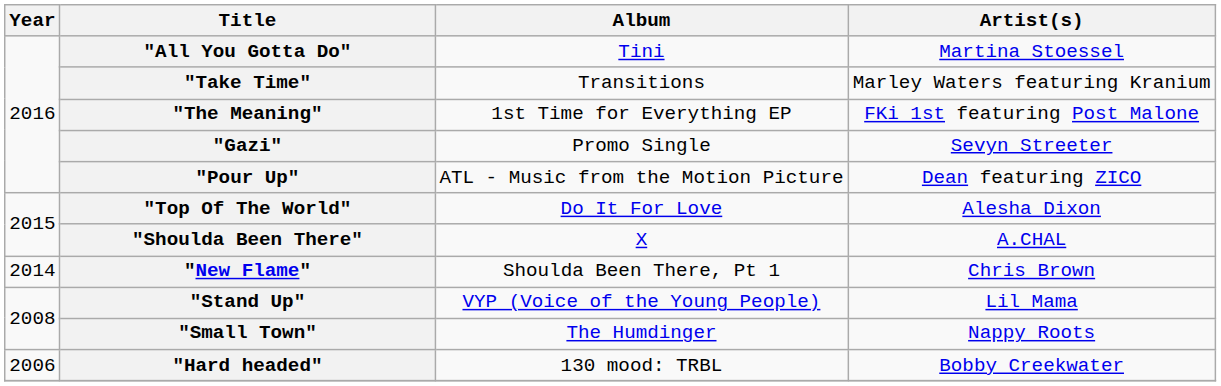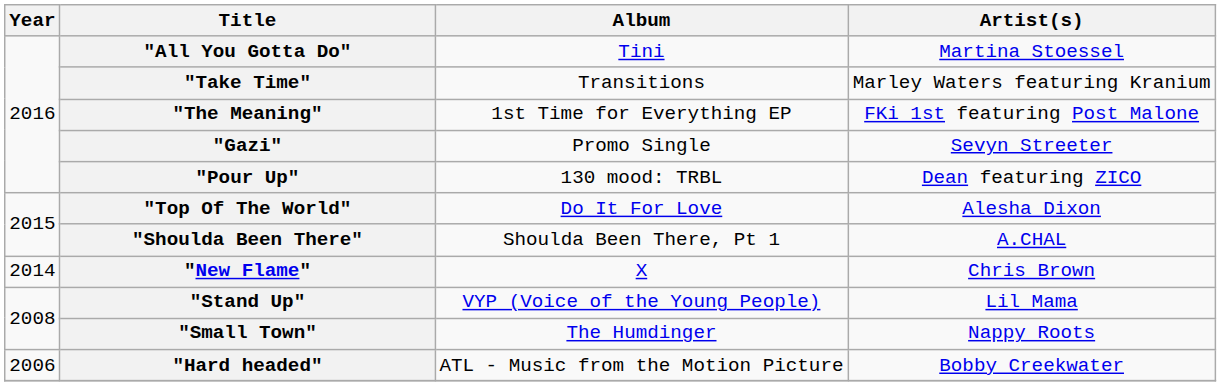(641, 177) ATL - Music from the Motion Picture -> (641, 177) 130 mood: TRBL
(641, 240) X -> (641, 240) Shoulda Been There, Pt 1
(641, 271) Shoulda Been There, Pt 1 -> (641, 271) X
(641, 365) 130 mood: TRBL -> (641, 365) ATL - Music from the Motion Picture
